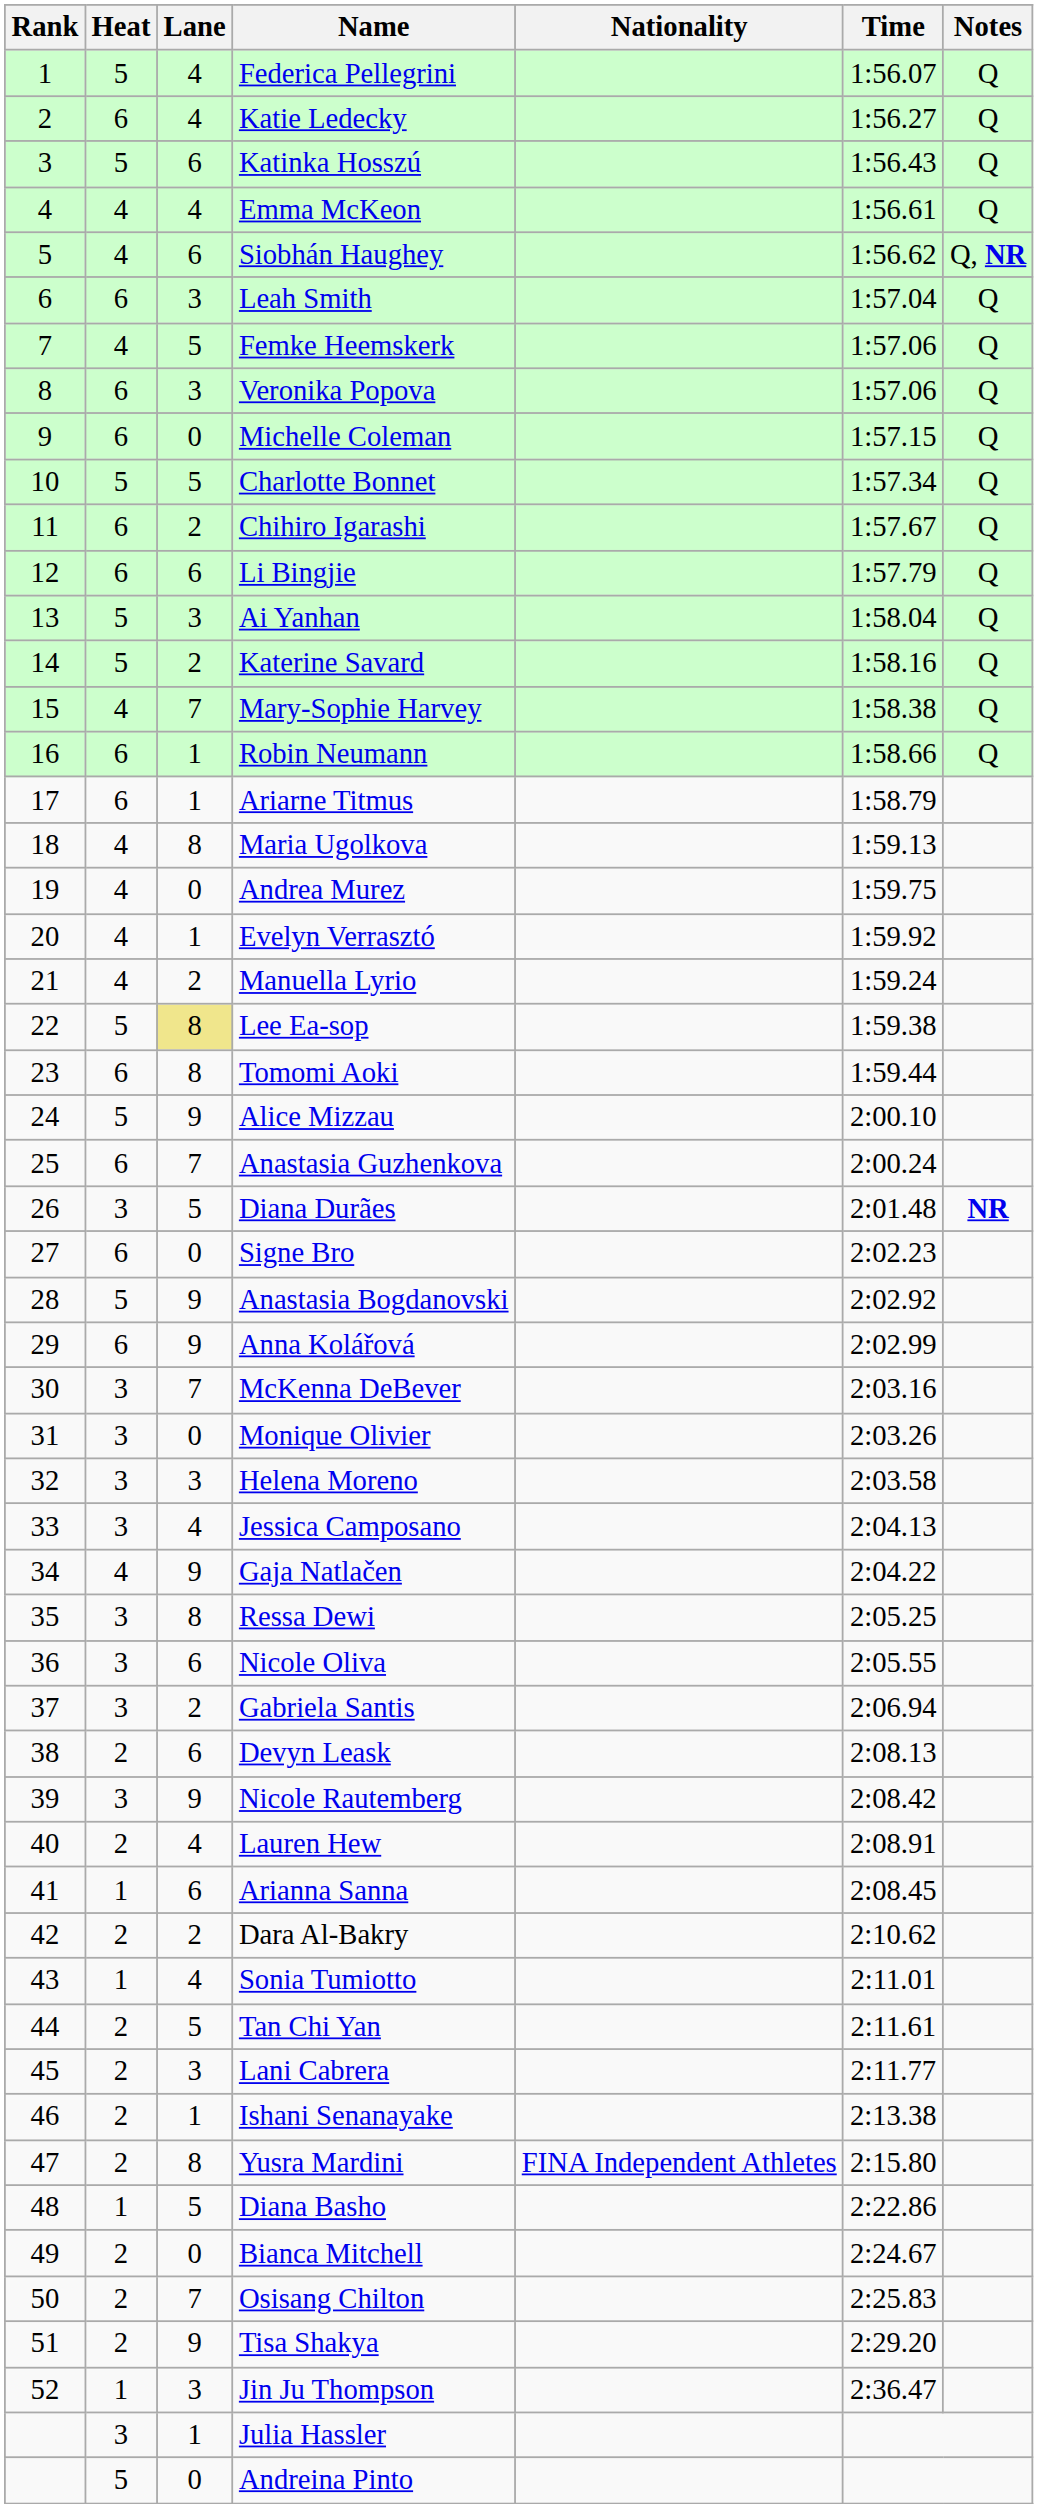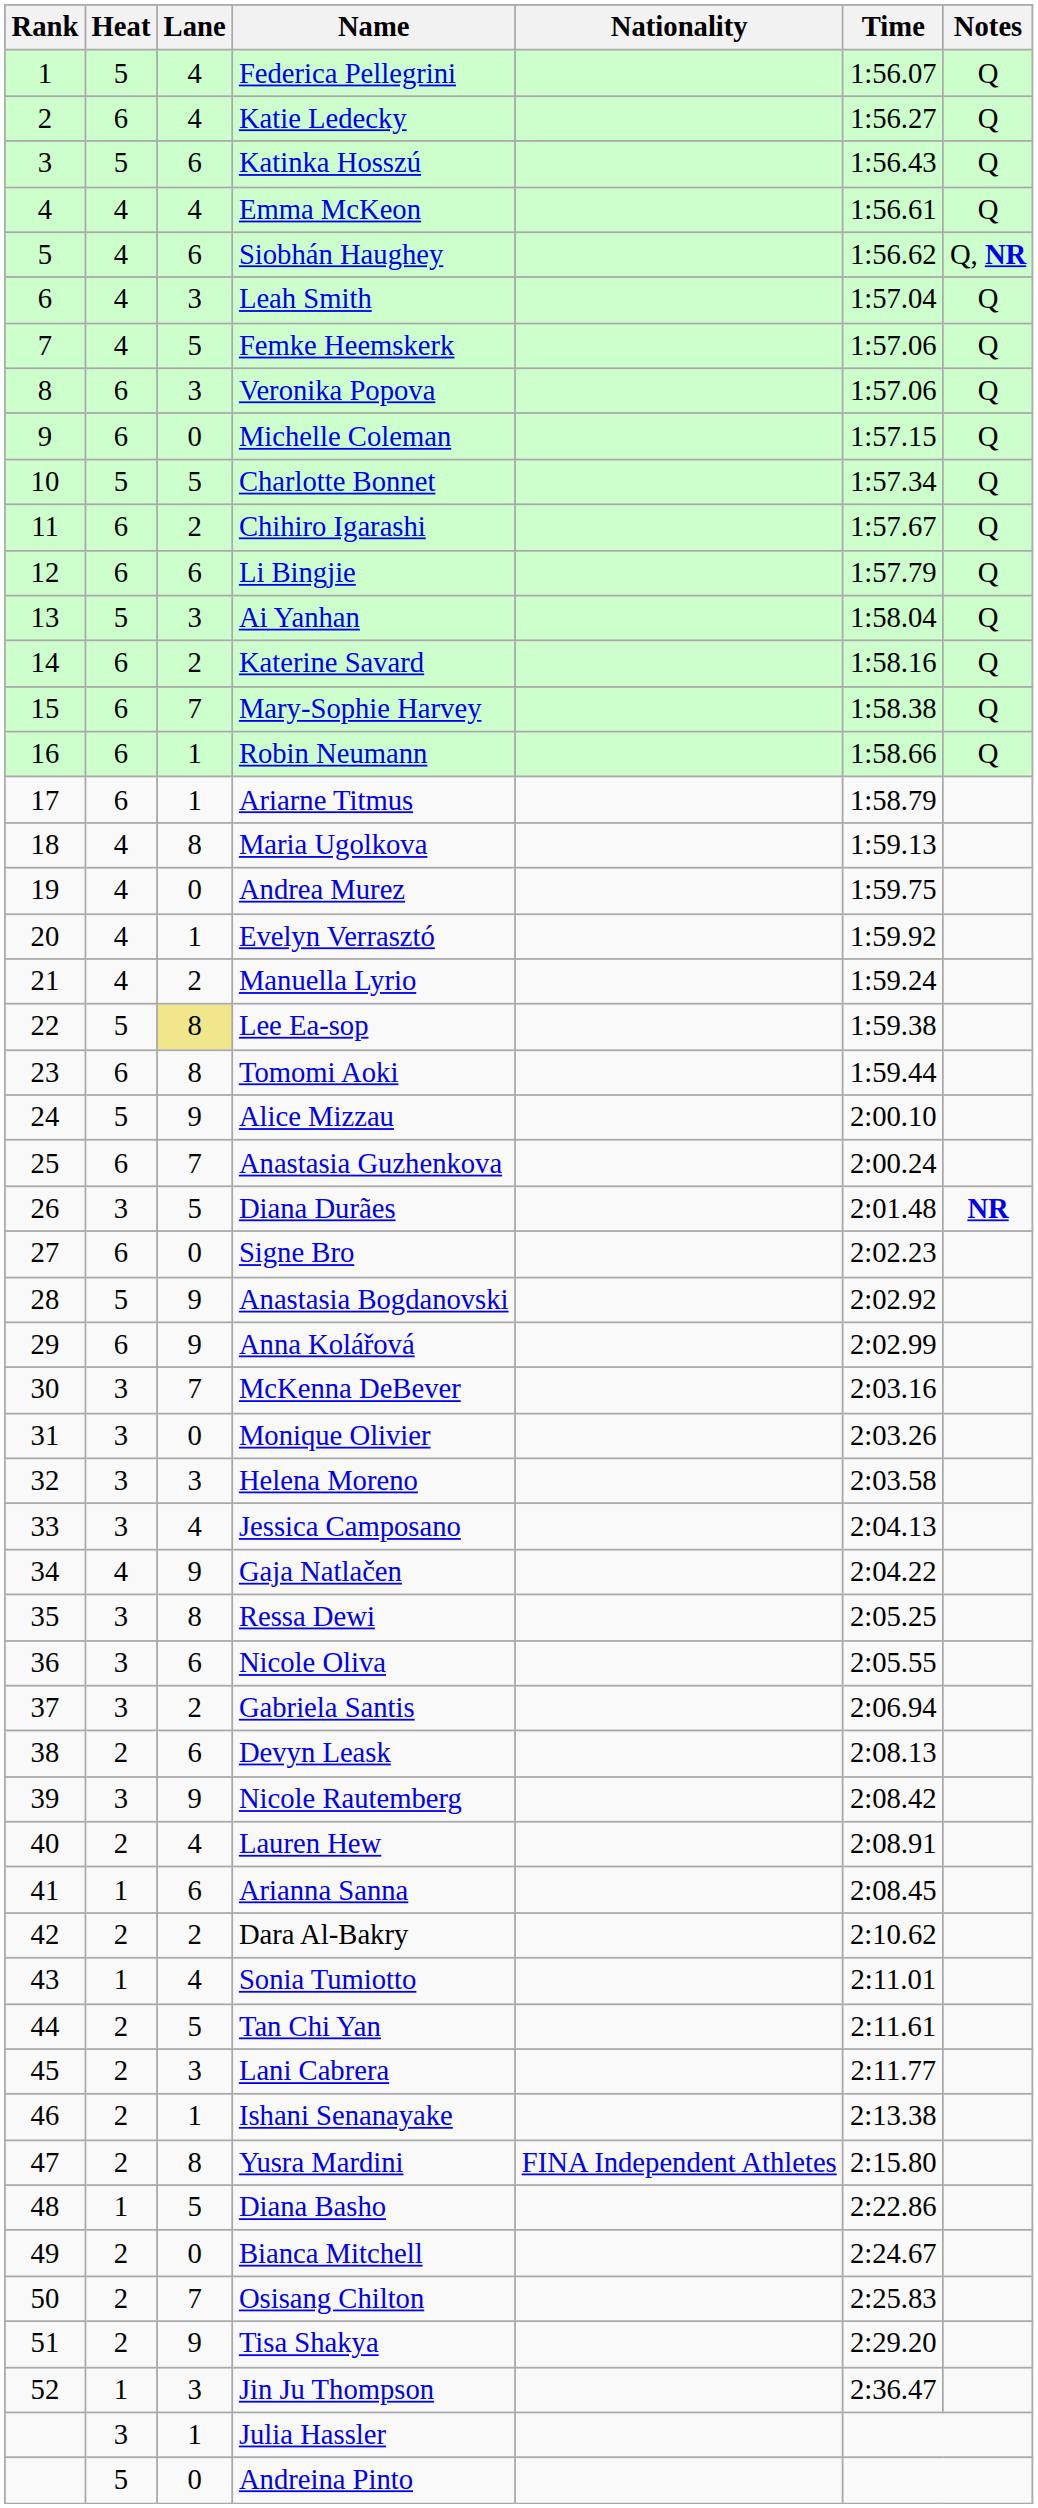(121, 299) 6 -> (121, 299) 4
(121, 663) 5 -> (121, 663) 6
(121, 708) 4 -> (121, 708) 6
